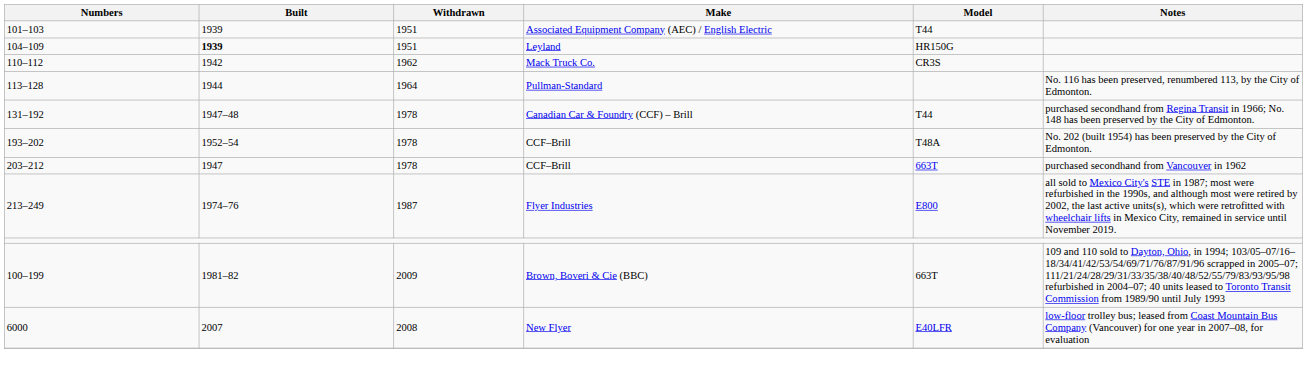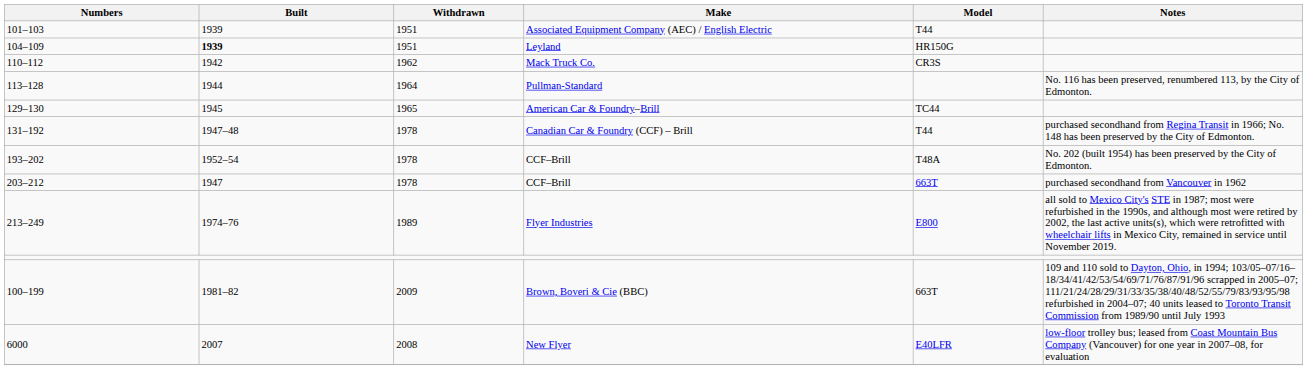+ row: (25, 108)
(407, 206) 1987 -> (407, 223) 1989
